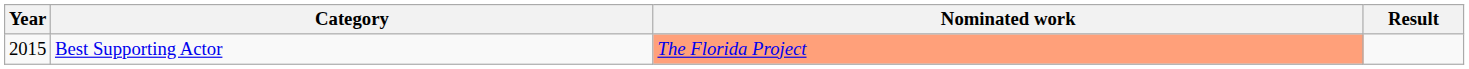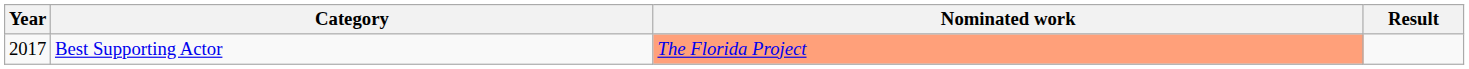(28, 49) 2015 -> (28, 49) 2017
